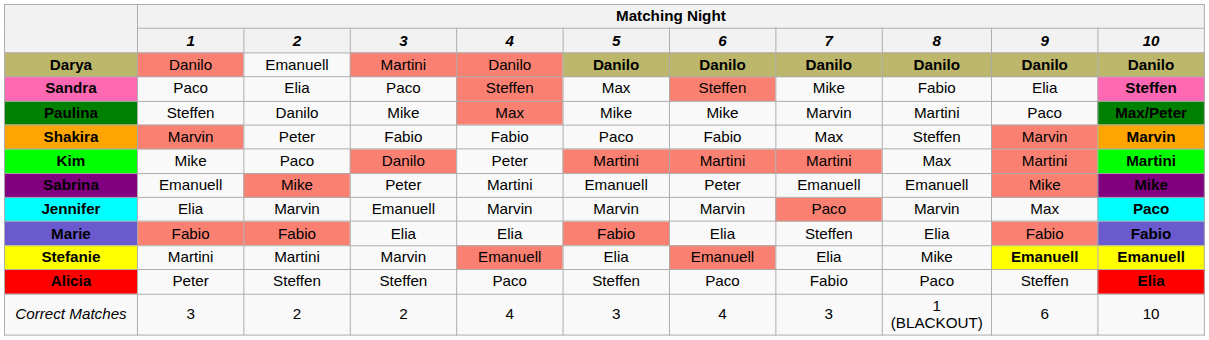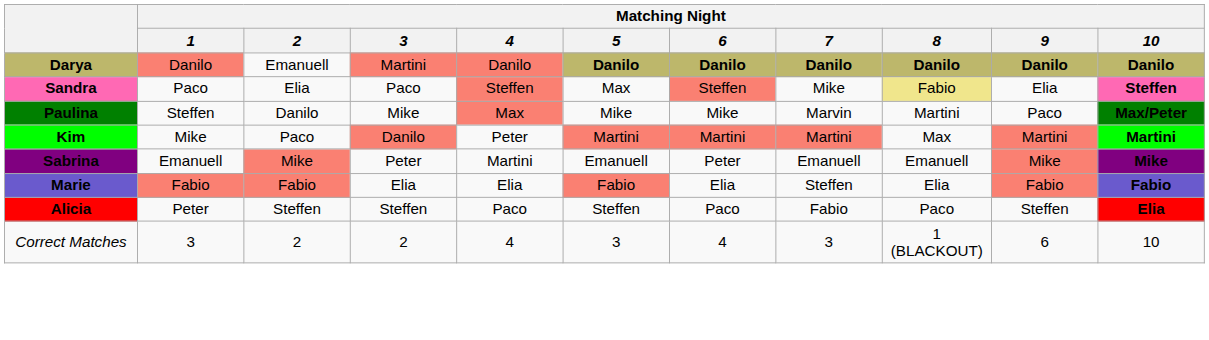(937, 88) no background -> (937, 88) khaki background
- row: (71, 137)
- row: (71, 209)
- row: (71, 257)
